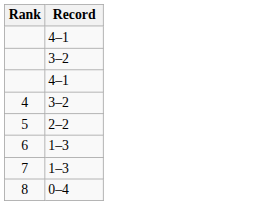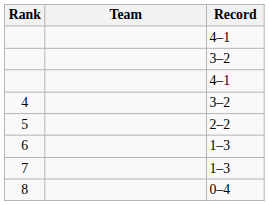+ column: (126, 15)
